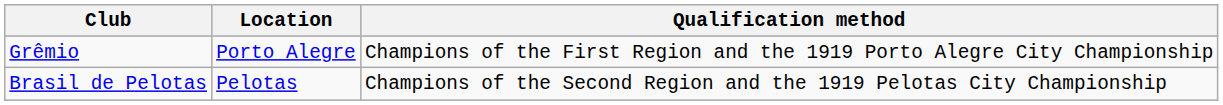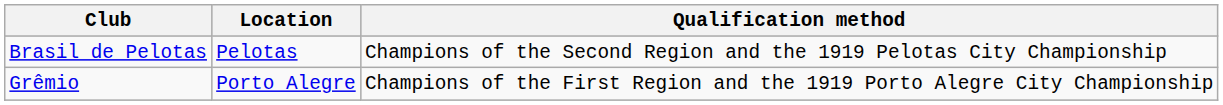rows swapped: (108, 84) <-> (44, 52)
